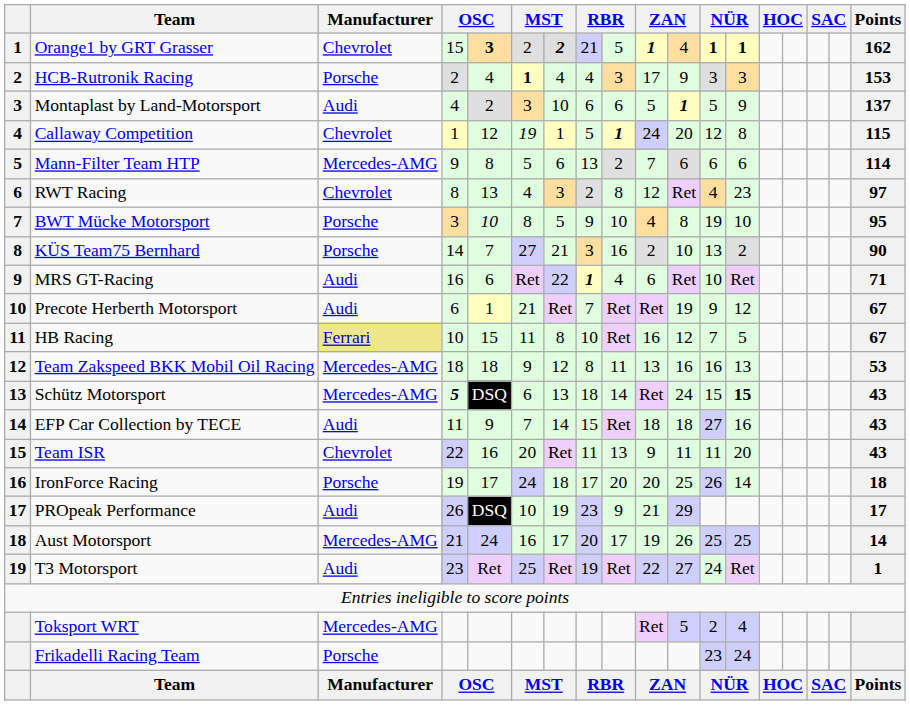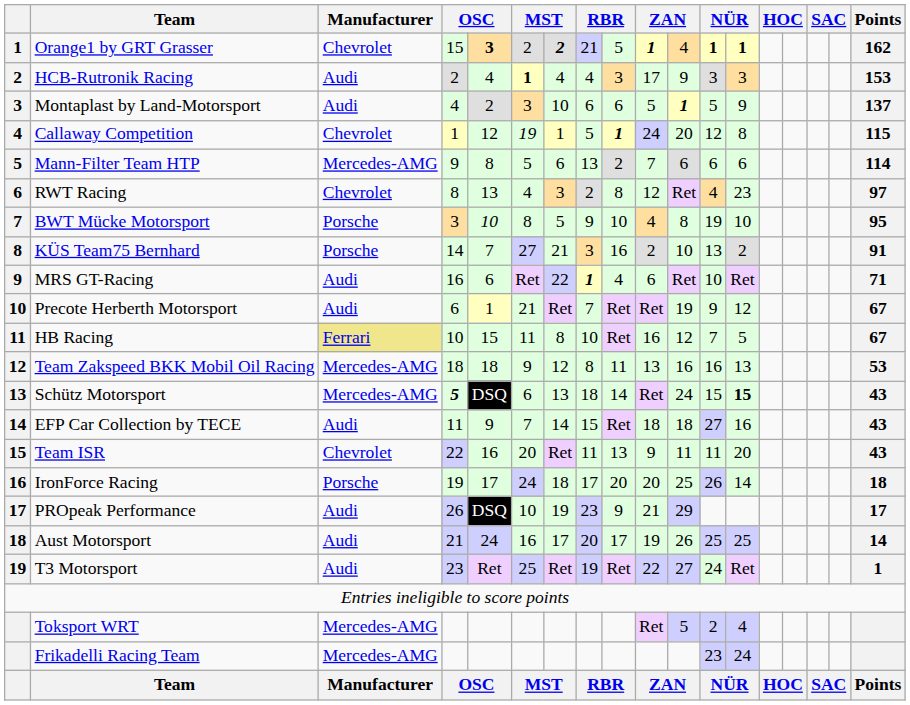(350, 76) Porsche -> (340, 76) Audi
(878, 250) 90 -> (878, 250) 91
(380, 539) Mercedes-AMG -> (340, 539) Audi
(350, 655) Porsche -> (380, 655) Mercedes-AMG
